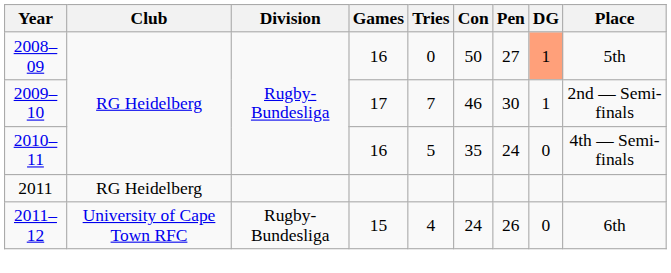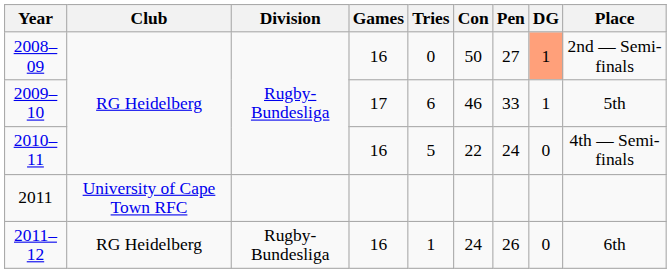(615, 55) 5th -> (615, 55) 2nd — Semi-finals
(431, 103) 7 -> (431, 103) 6
(511, 103) 30 -> (511, 103) 33
(615, 103) 2nd — Semi-finals -> (615, 103) 5th
(473, 150) 35 -> (473, 150) 22
(149, 187) RG Heidelberg -> (149, 197) University of Cape Town RFC
(149, 225) University of Cape Town RFC -> (149, 244) RG Heidelberg
(378, 225) 15 -> (378, 244) 16
(431, 225) 4 -> (431, 244) 1
